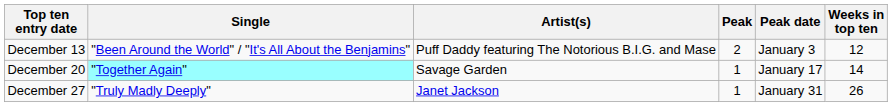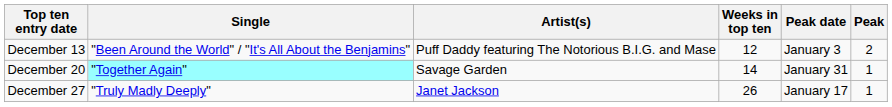columns swapped: (737, 22) <-> (856, 22)
(790, 70) January 17 -> (816, 70) January 31
(790, 91) January 31 -> (816, 91) January 17
